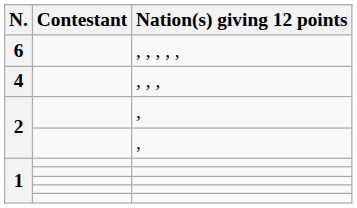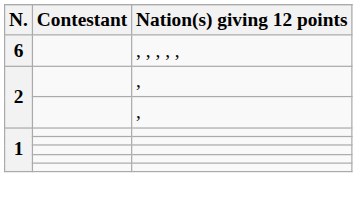- row: (18, 81)
